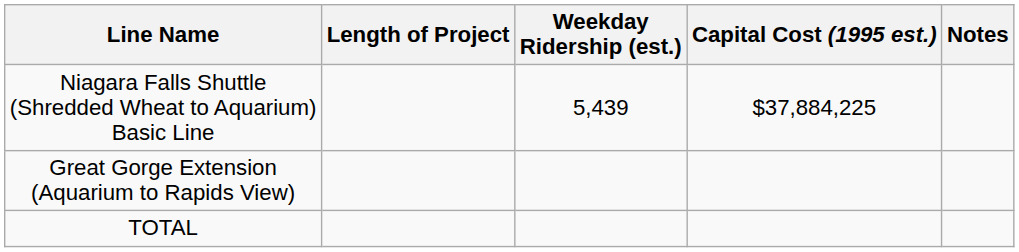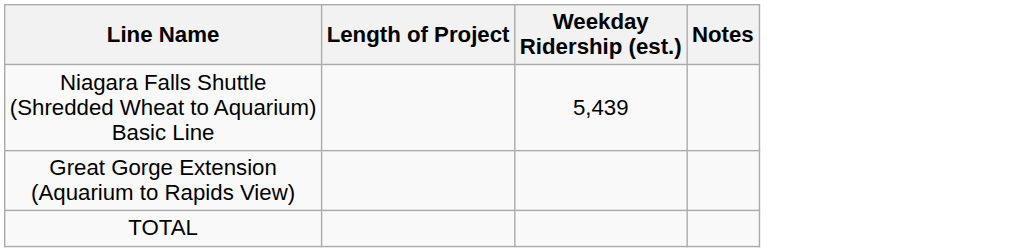- column: (814, 34)
